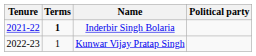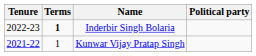(23, 28) 2021-22 -> (23, 28) 2022-23
(23, 43) 2022-23 -> (23, 43) 2021-22
